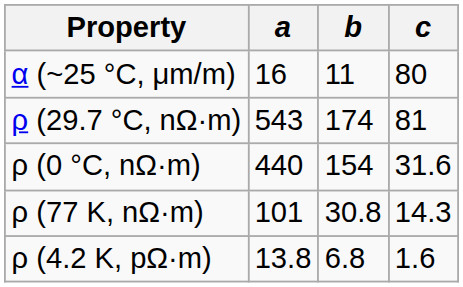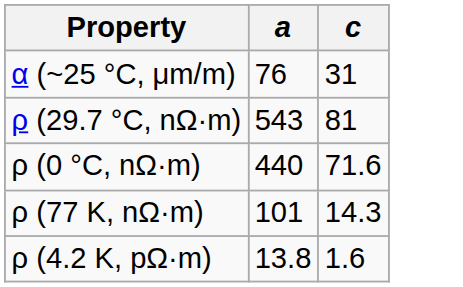- column: (353, 27)
(271, 73) 16 -> (271, 73) 76
(411, 73) 80 -> (341, 73) 31
(423, 166) 31.6 -> (353, 166) 71.6
